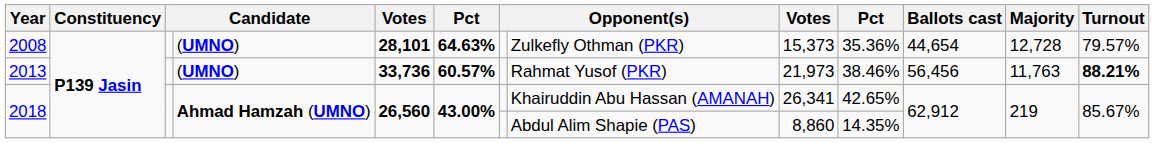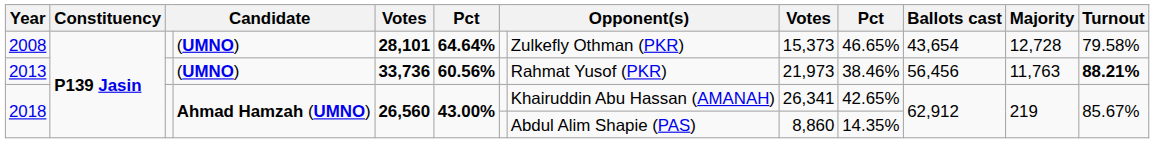(466, 45) 64.63% -> (466, 45) 64.64%
(871, 45) 35.36% -> (871, 45) 46.65%
(933, 45) 44,654 -> (933, 45) 43,654
(1111, 45) 79.57% -> (1111, 45) 79.58%
(466, 71) 60.57% -> (466, 71) 60.56%
